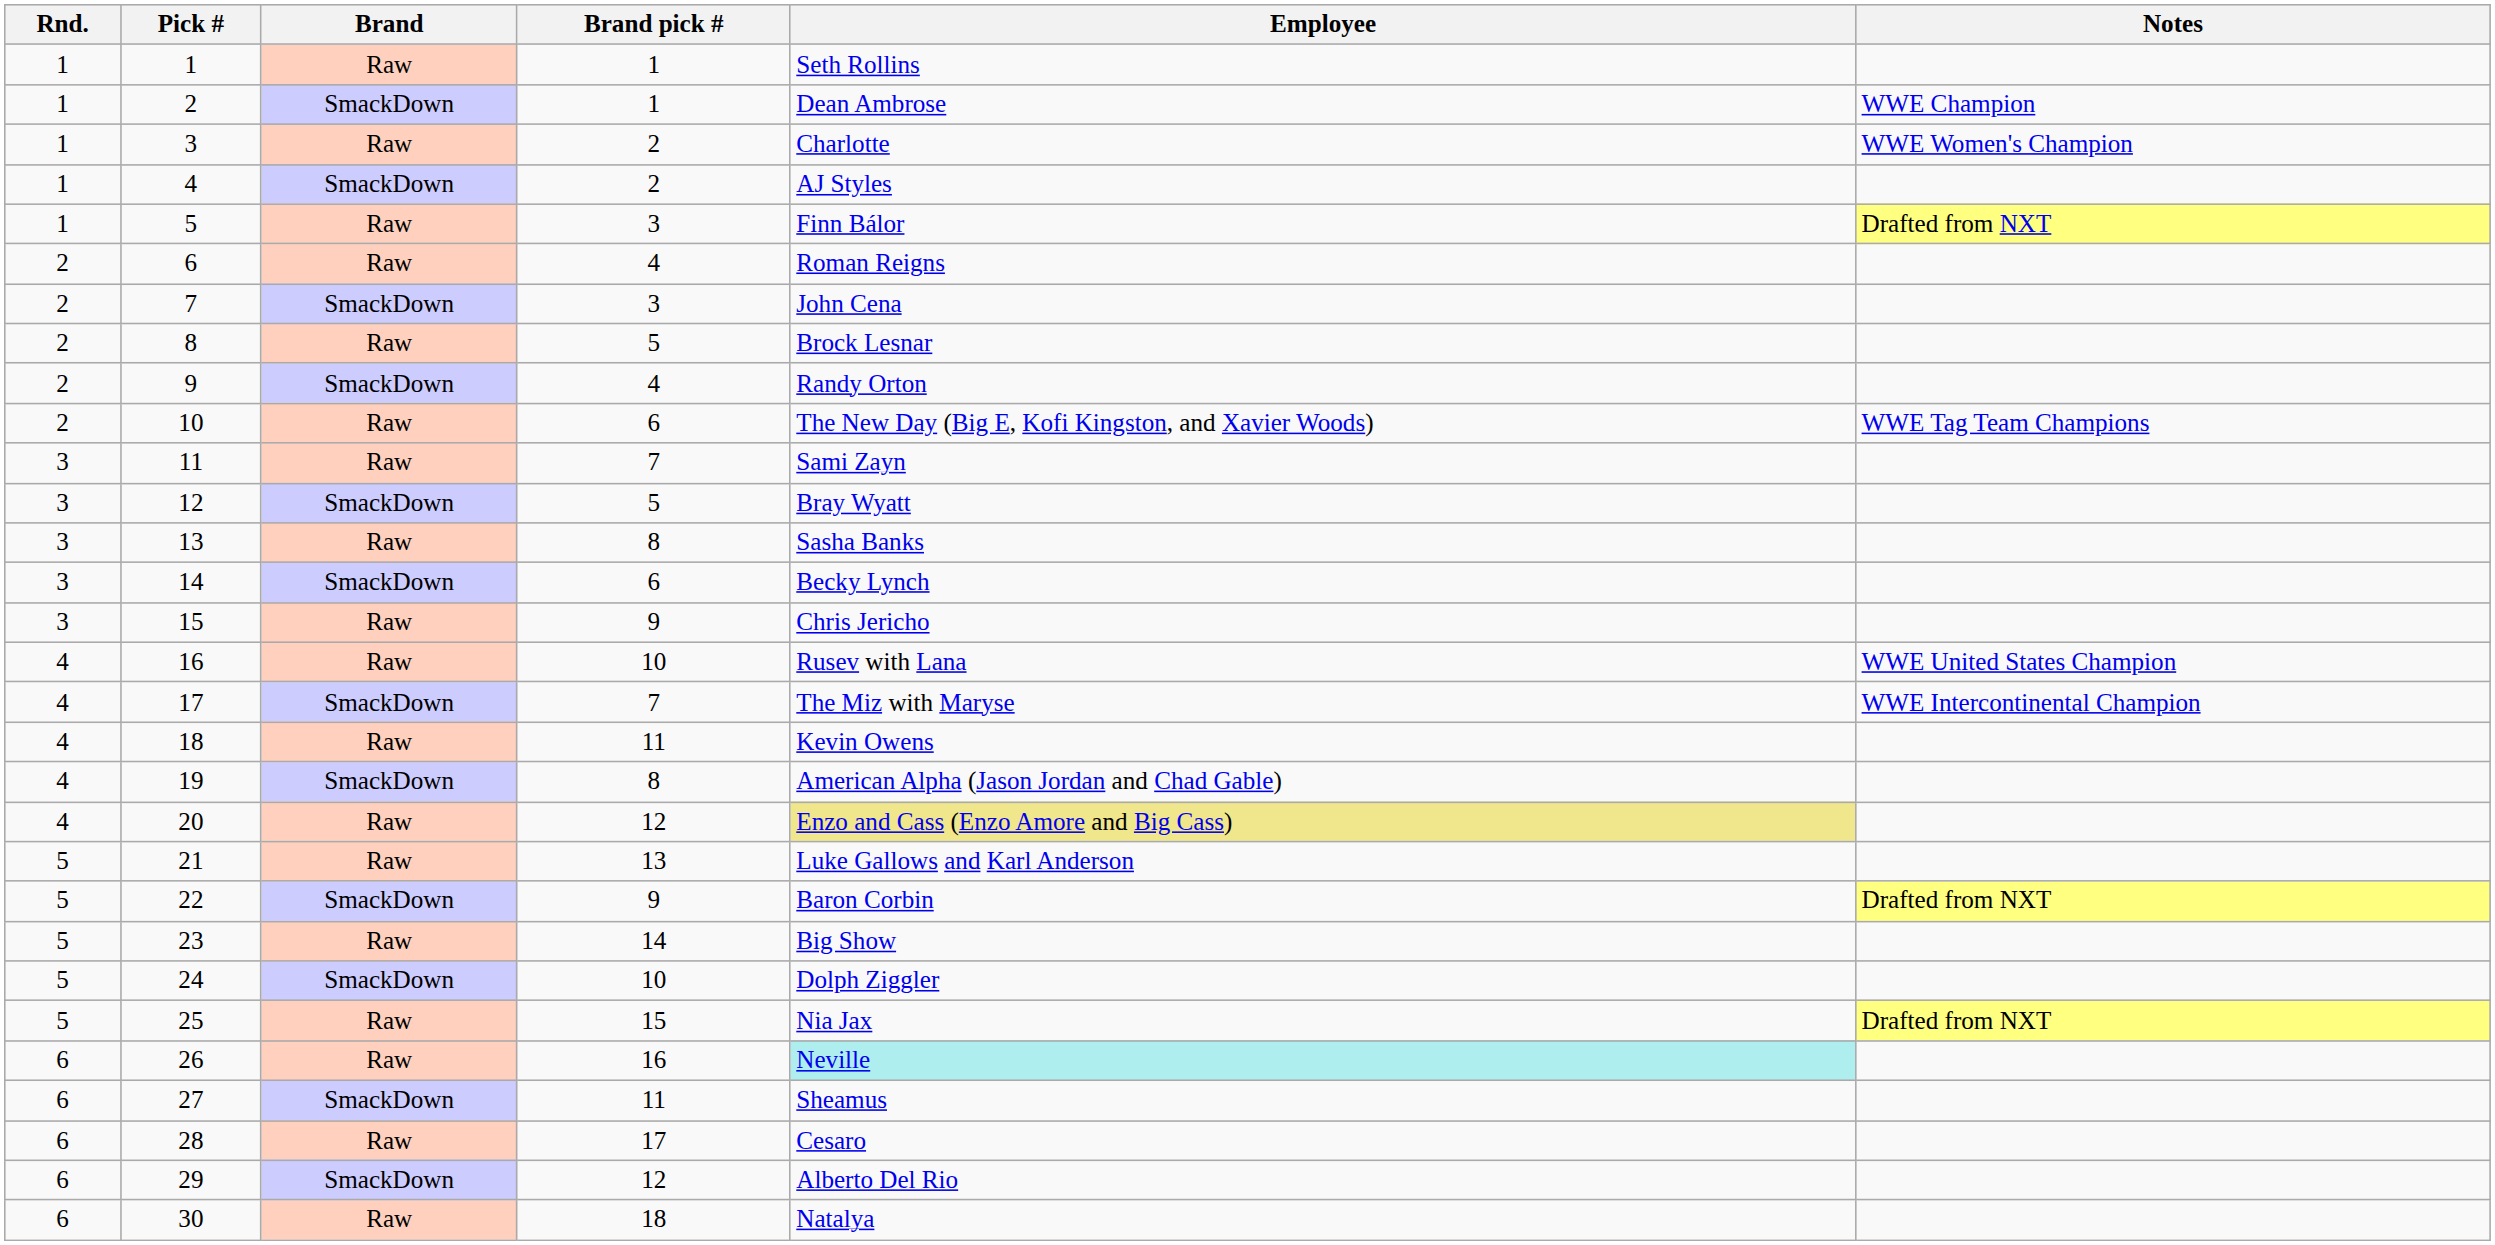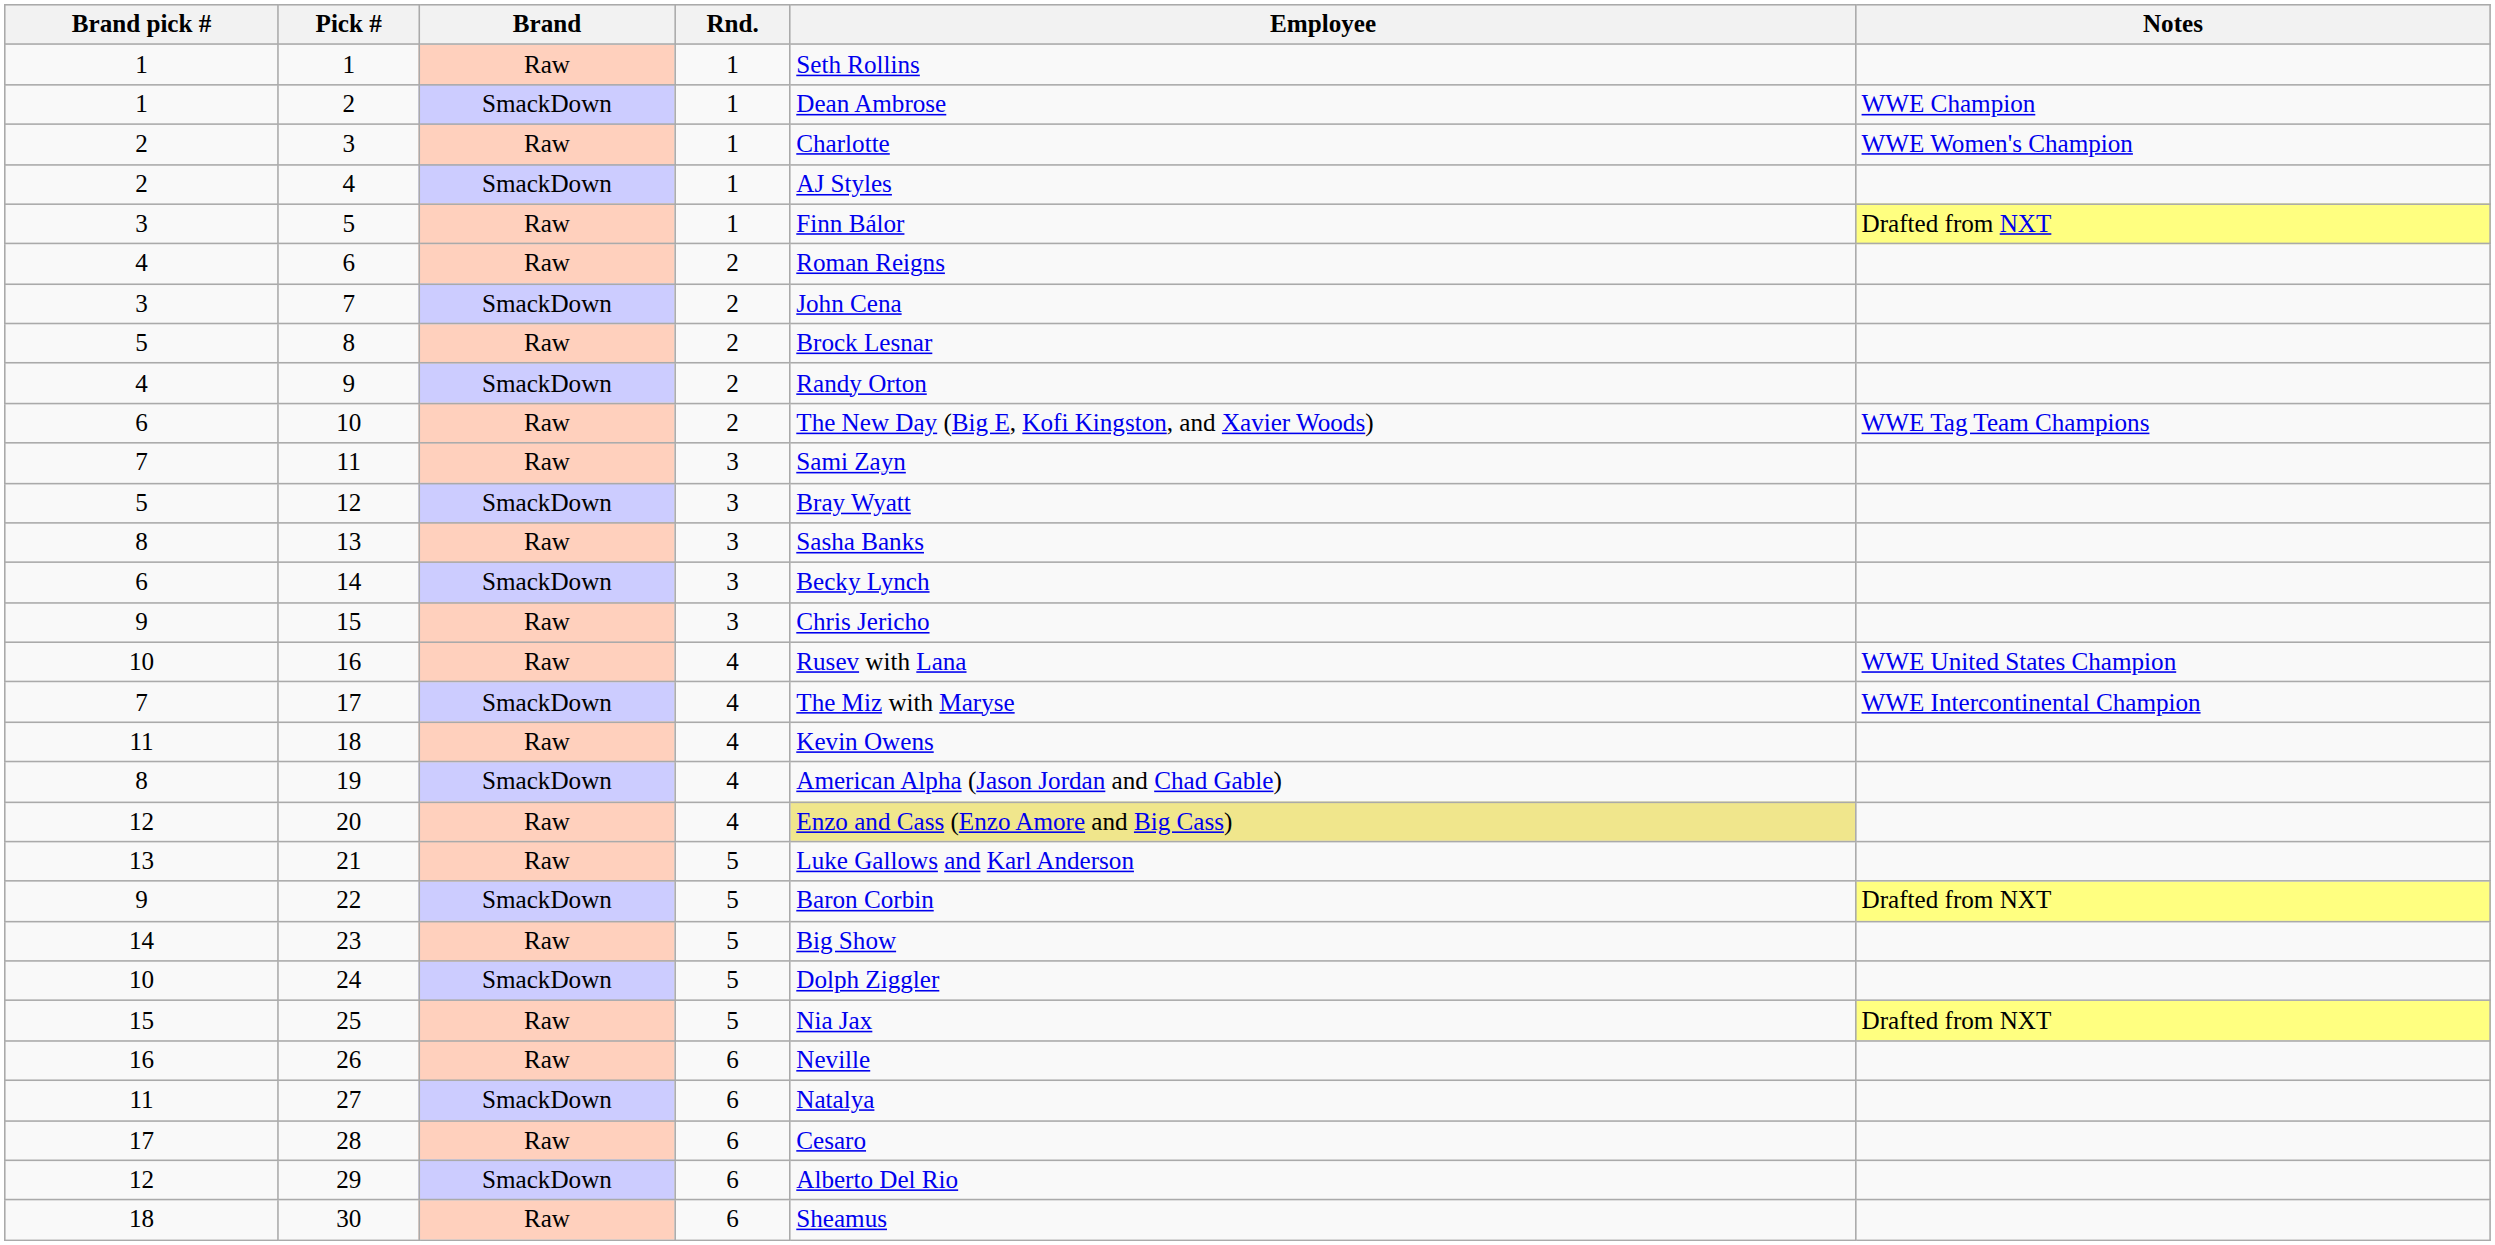columns swapped: (63, 24) <-> (654, 24)
(833, 1060) paleturquoise background -> (833, 1060) no background
(842, 1100) Sheamus -> (835, 1100) Natalya
(835, 1219) Natalya -> (842, 1219) Sheamus
